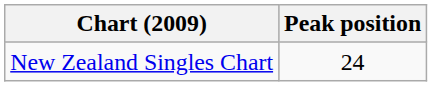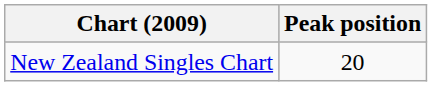(353, 61) 24 -> (353, 61) 20
